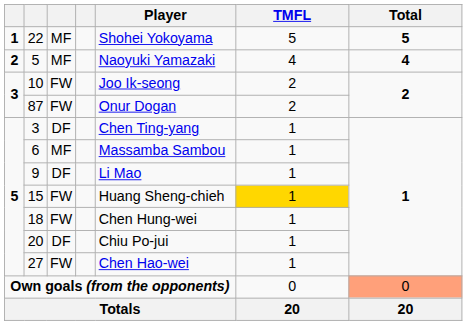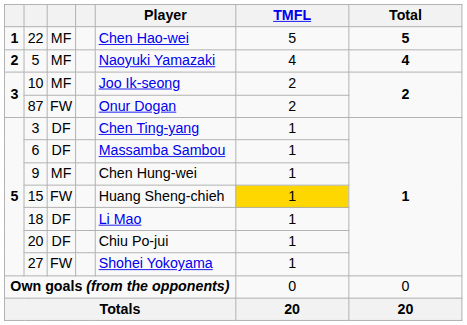(156, 38) Shohei Yokoyama -> (144, 38) Chen Hao-wei
(61, 83) FW -> (61, 83) MF
(61, 151) MF -> (61, 151) DF
(61, 173) DF -> (61, 173) MF
(120, 173) Li Mao -> (148, 173) Chen Hung-wei
(61, 219) FW -> (61, 219) DF
(148, 219) Chen Hung-wei -> (120, 219) Li Mao
(144, 264) Chen Hao-wei -> (156, 264) Shohei Yokoyama
(405, 286) lightsalmon background -> (405, 286) no background
